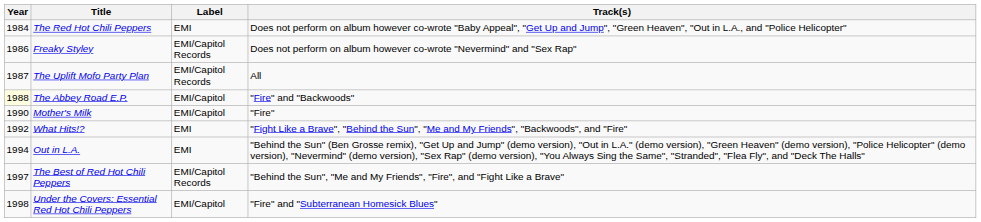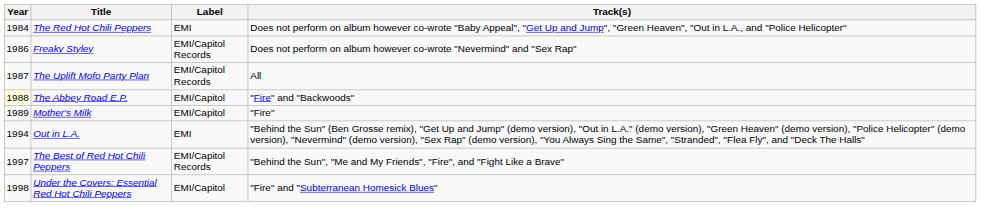(18, 113) 1990 -> (18, 113) 1989
- row: (59, 129)
